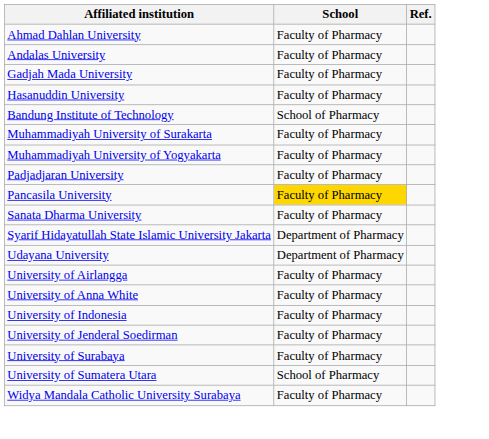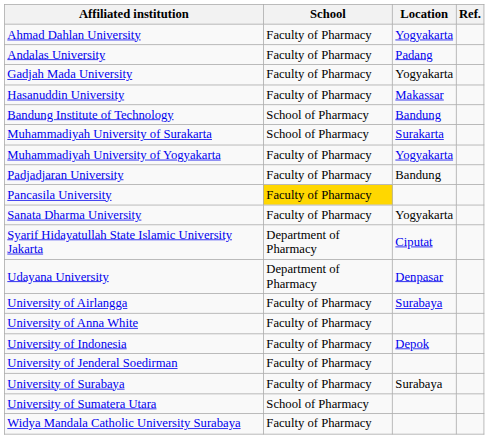+ column: (424, 14)
(329, 134) Faculty of Pharmacy -> (318, 134) School of Pharmacy
